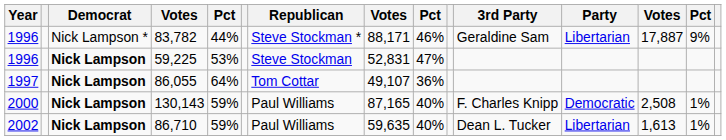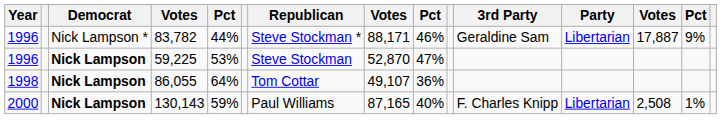(389, 59) 52,831 -> (389, 59) 52,870
(23, 81) 1997 -> (23, 81) 1998
(600, 103) Democratic -> (597, 103) Libertarian
- row: (176, 125)
